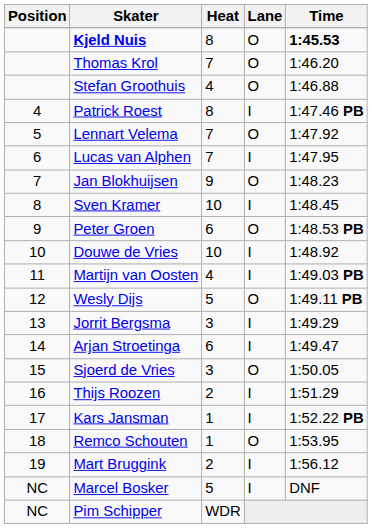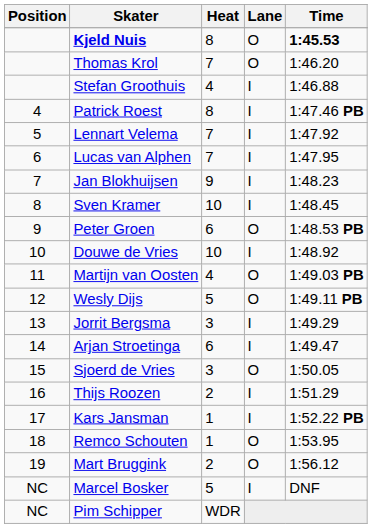(253, 87) O -> (250, 87) I
(253, 134) O -> (250, 134) I
(253, 181) O -> (250, 181) I
(250, 275) I -> (253, 275) O
(250, 464) I -> (253, 464) O
